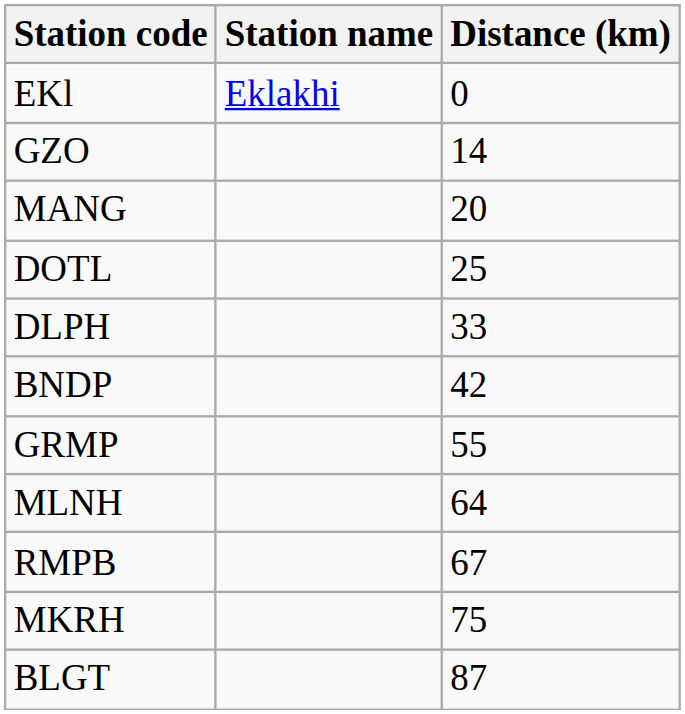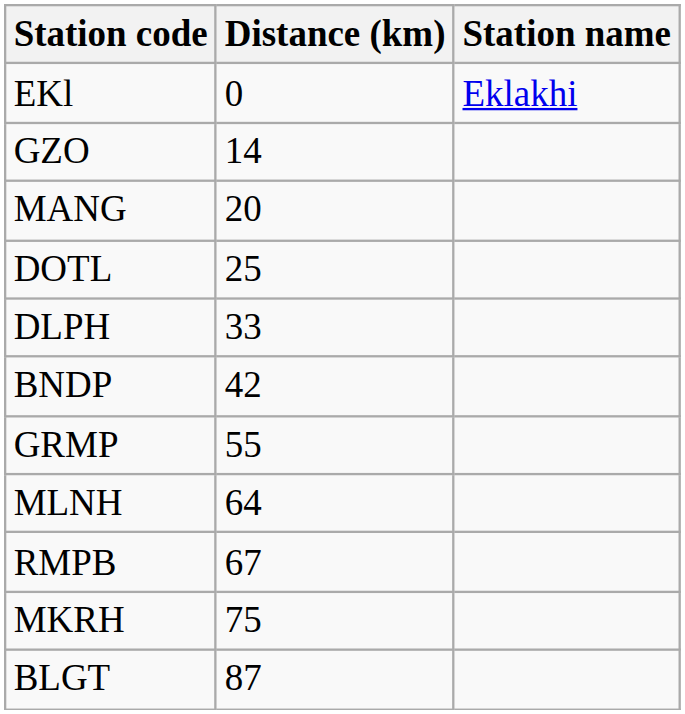columns swapped: (329, 33) <-> (561, 33)
